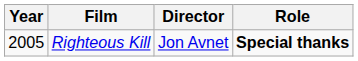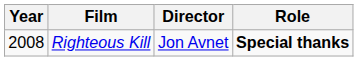(26, 42) 2005 -> (26, 42) 2008
